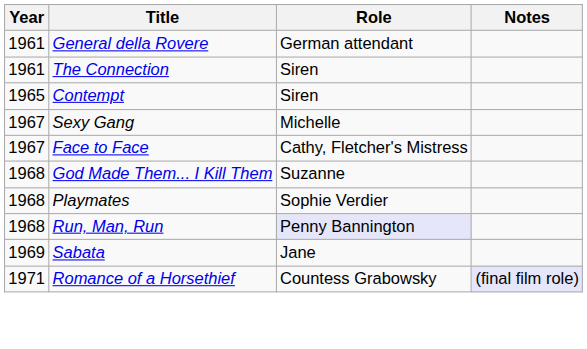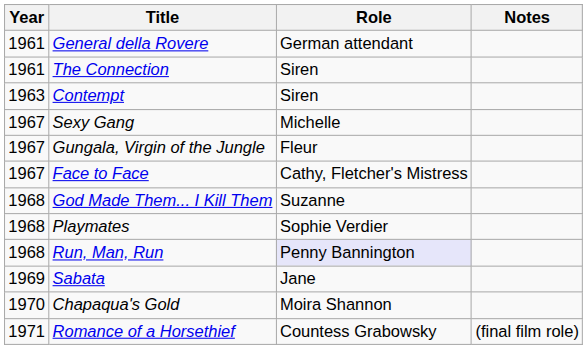(27, 95) 1965 -> (27, 95) 1963
+ row: (159, 148)
+ row: (116, 305)
(527, 278) lavender background -> (527, 331) no background
